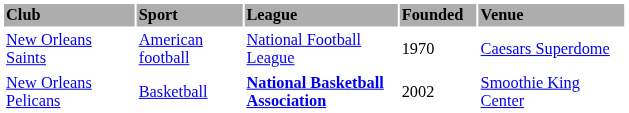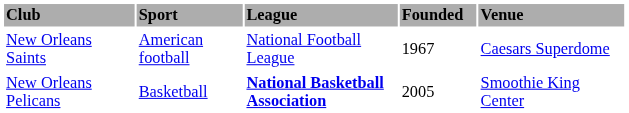(418, 48) 1970 -> (418, 48) 1967
(418, 91) 2002 -> (418, 91) 2005
